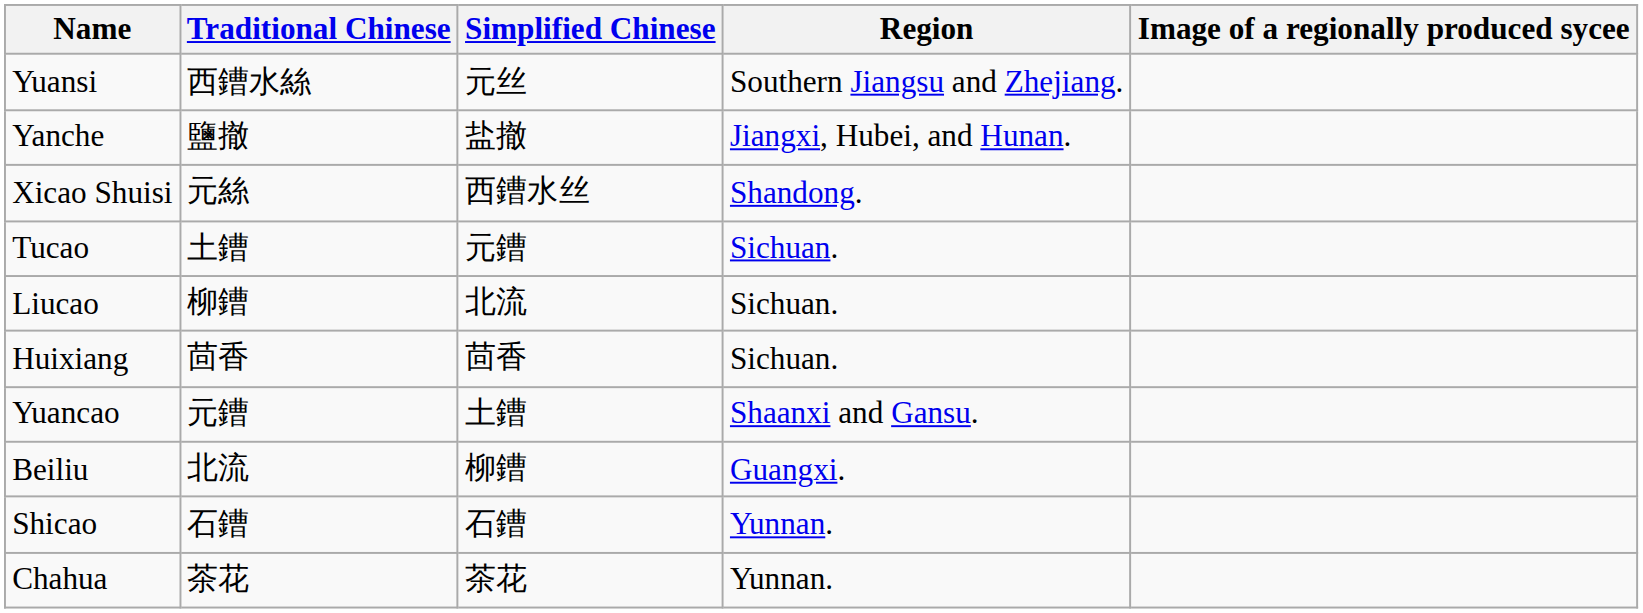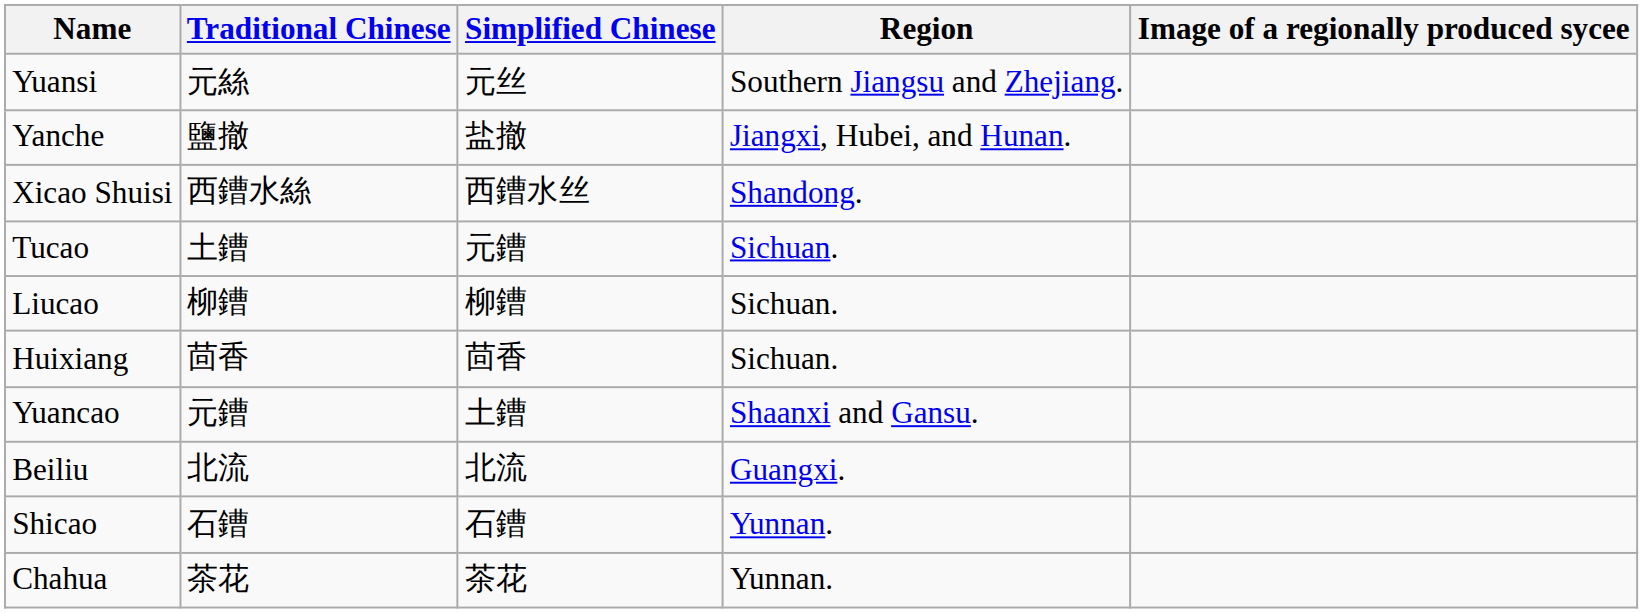(249, 80) 西鏪水絲 -> (218, 80) 元絲
(218, 191) 元絲 -> (249, 191) 西鏪水絲
(496, 301) 北流 -> (496, 301) 柳鏪
(496, 467) 柳鏪 -> (496, 467) 北流
